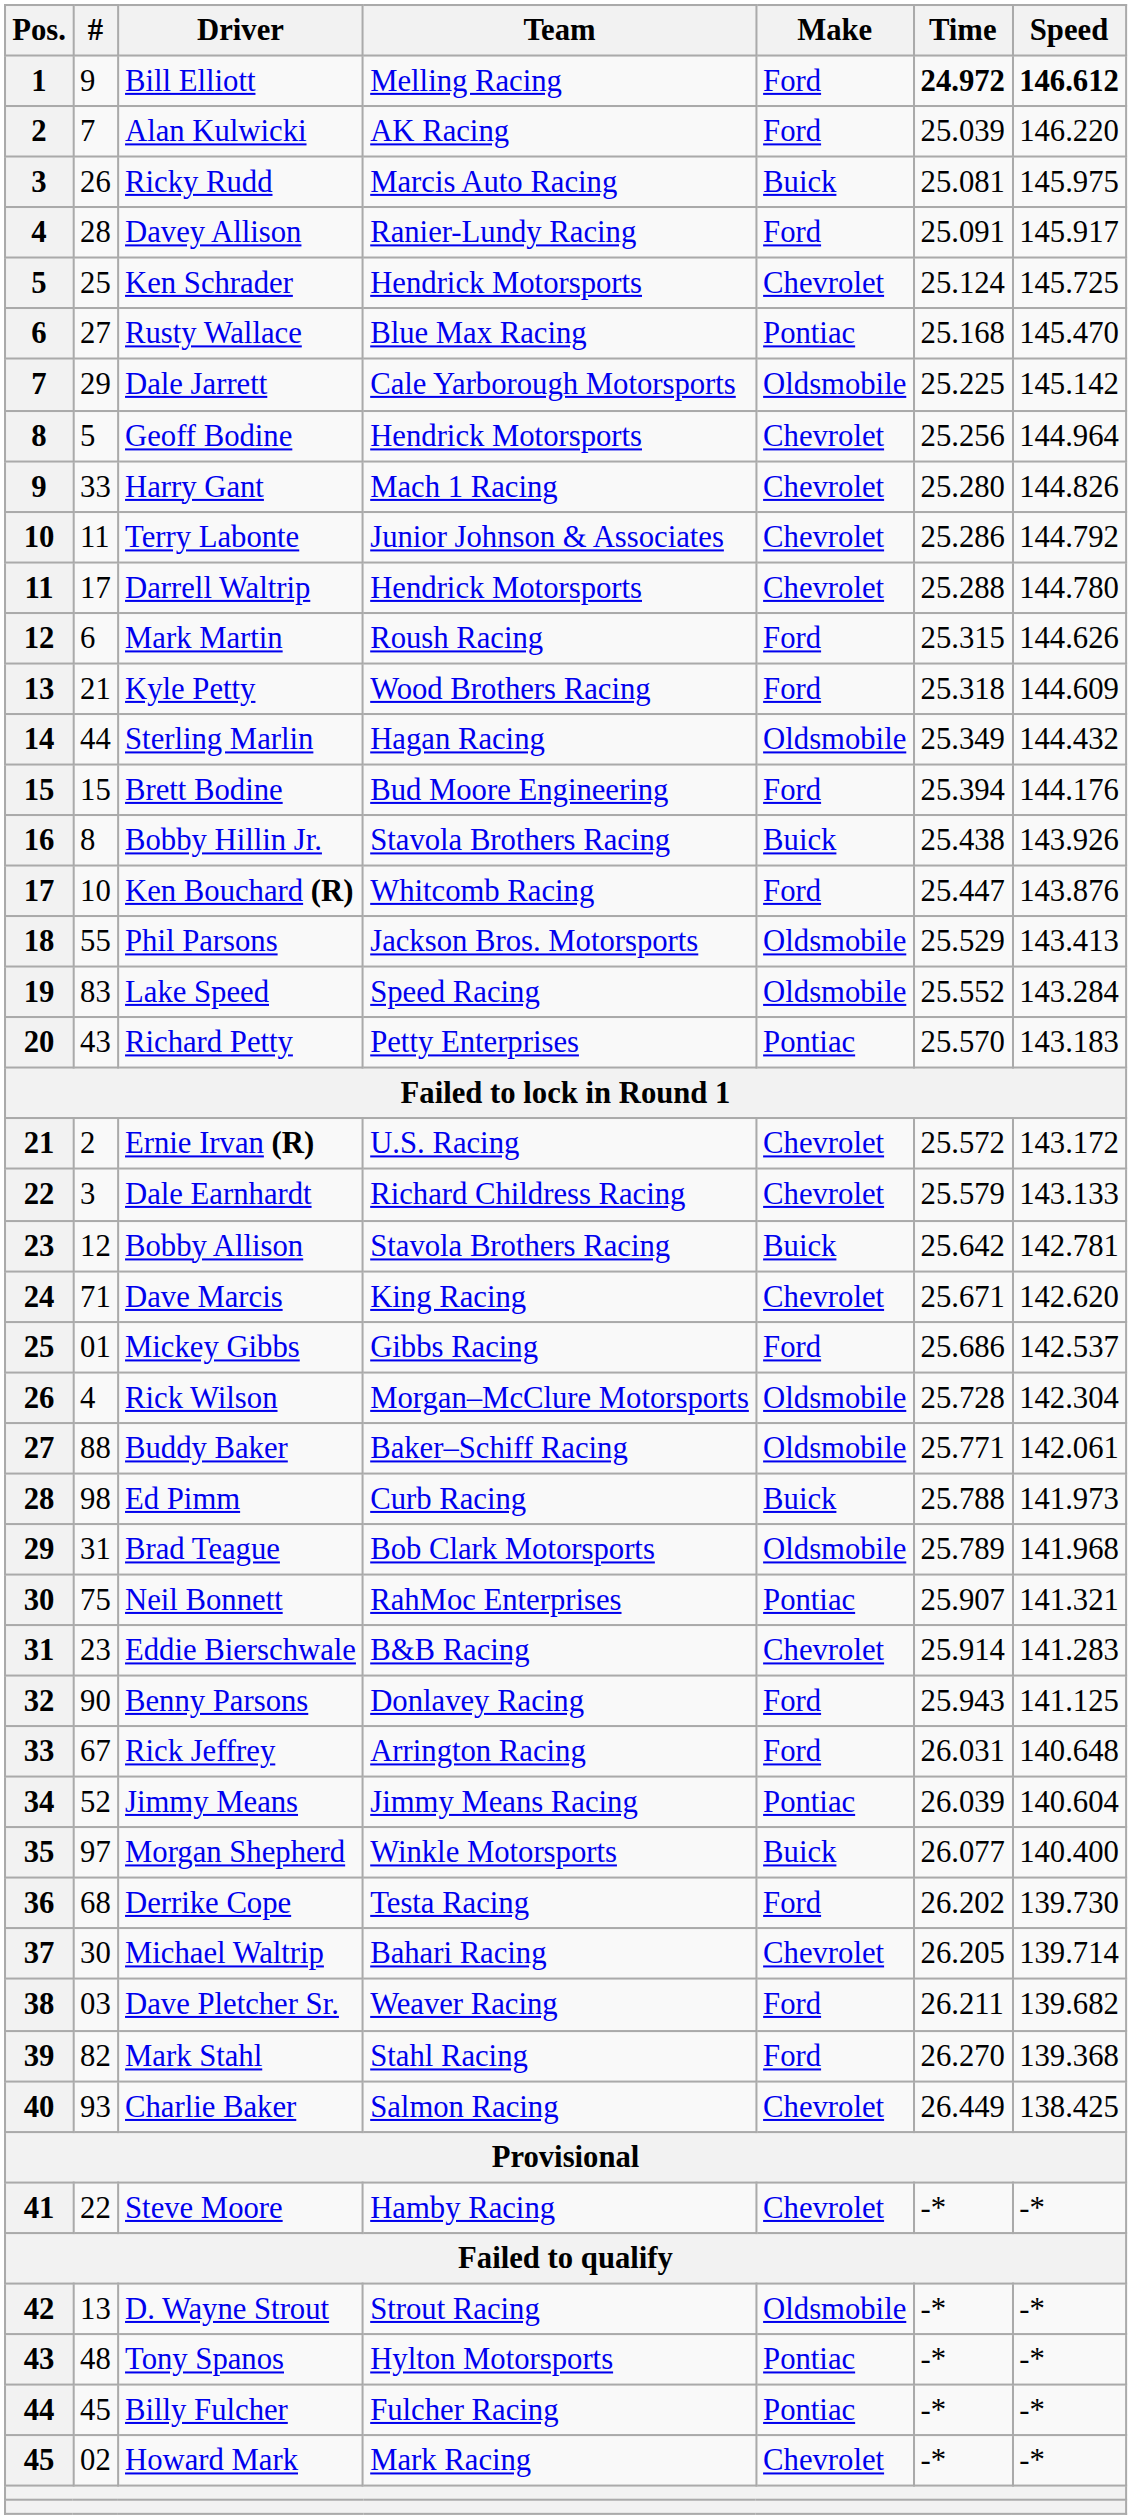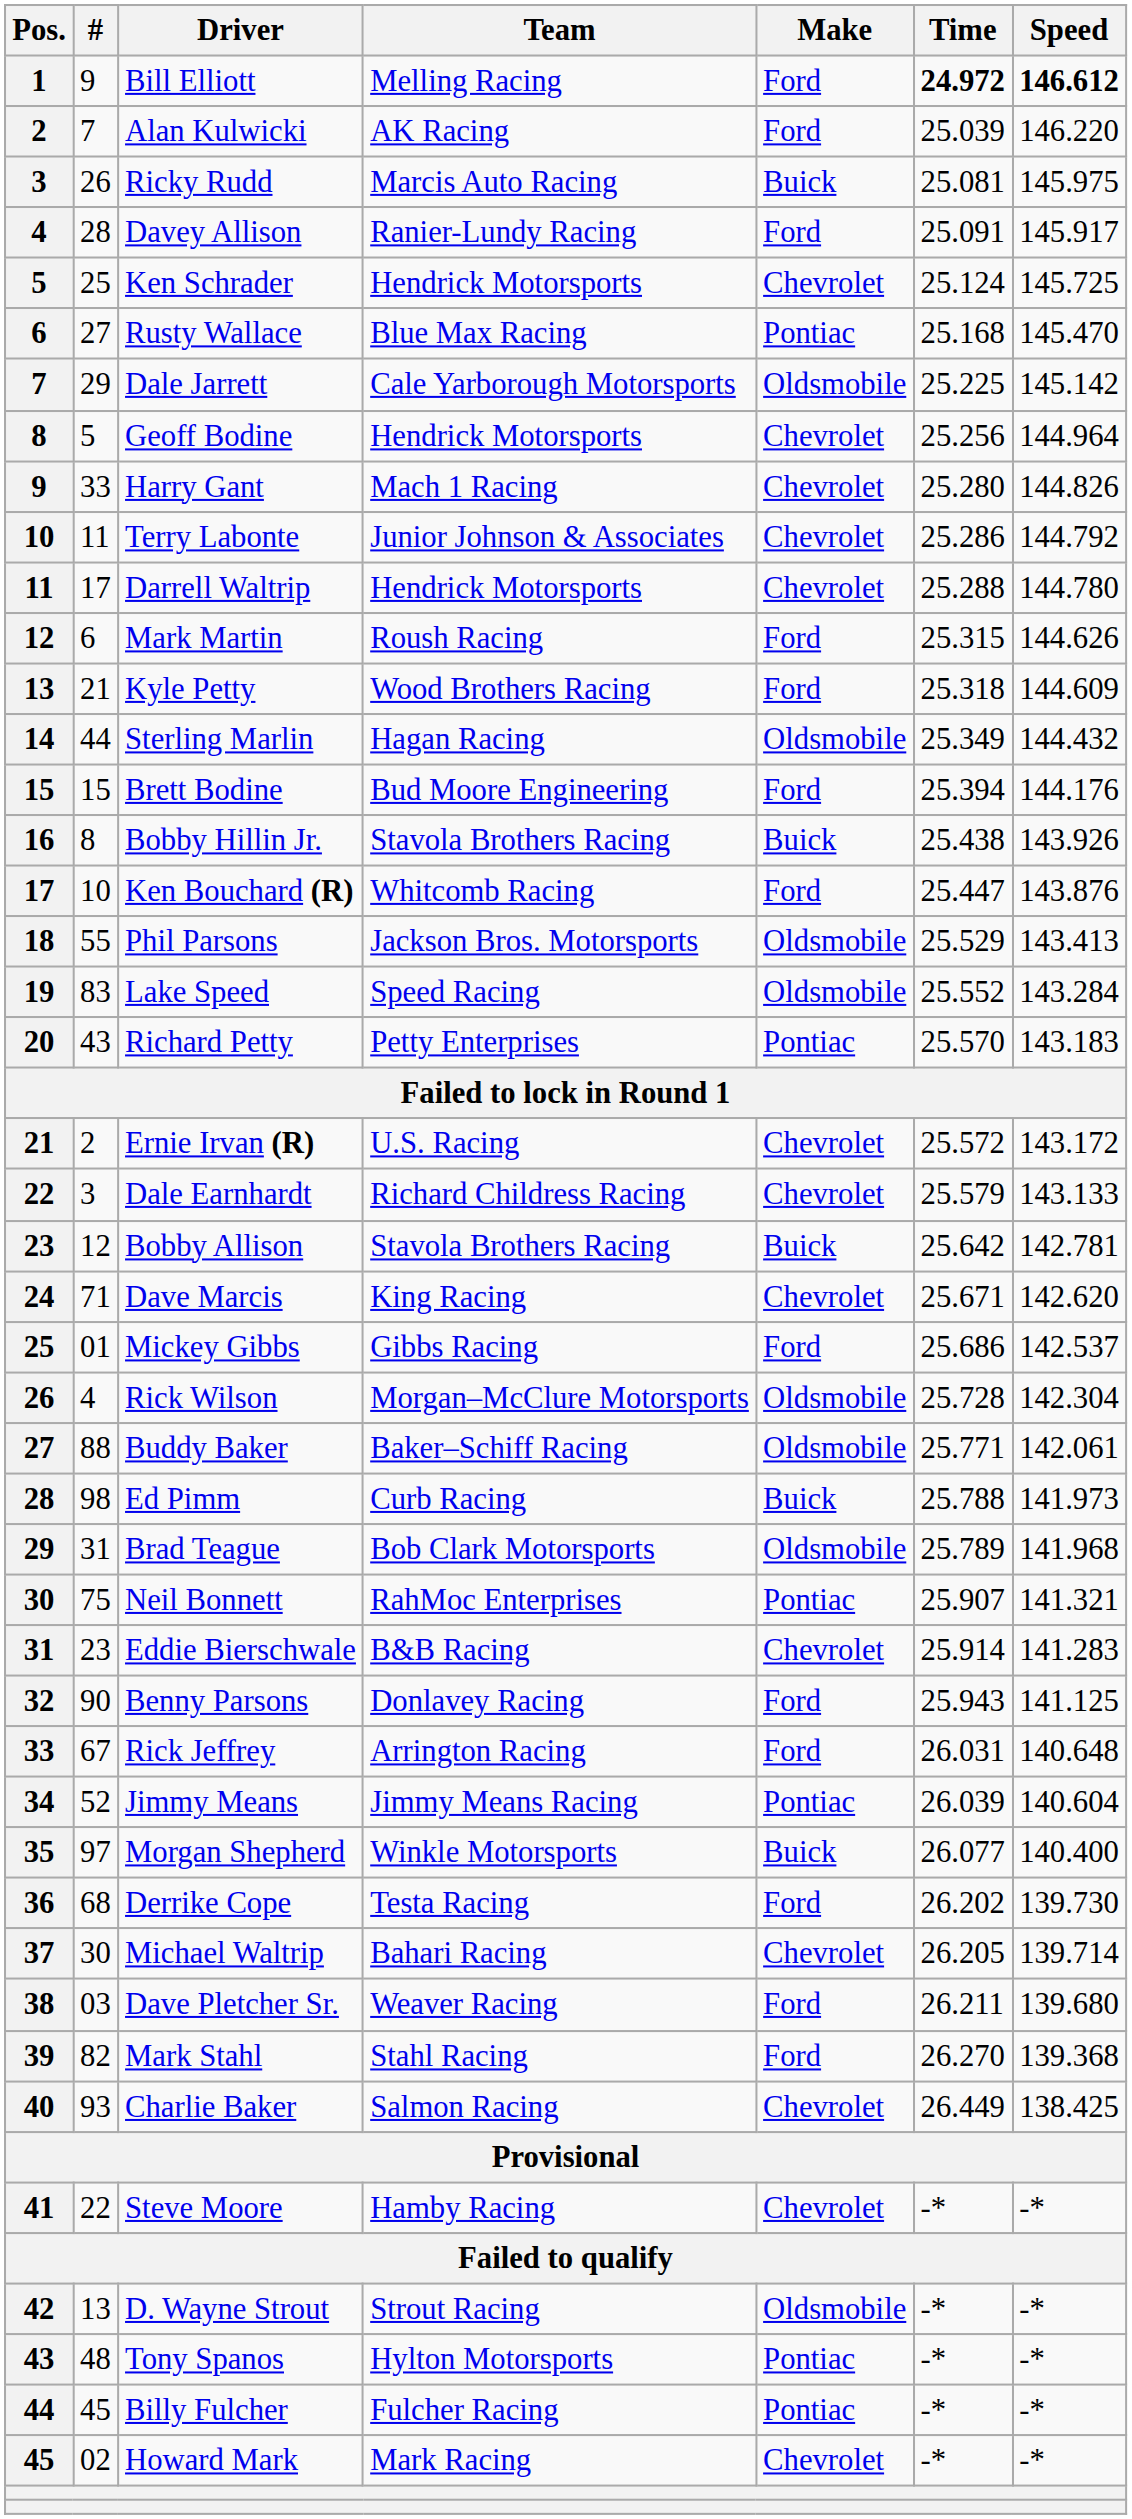(1069, 2004) 139.682 -> (1069, 2004) 139.680
